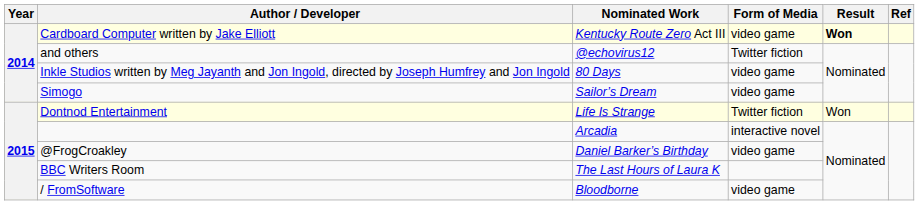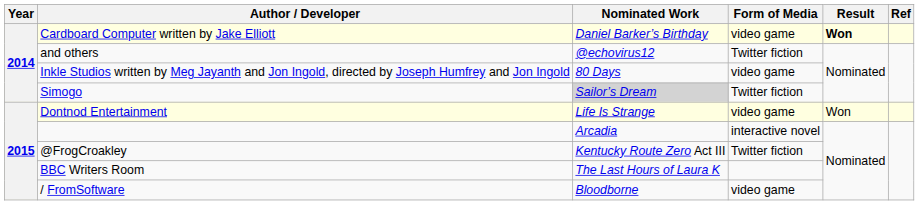(650, 33) Kentucky Route Zero Act III -> (642, 33) Daniel Barker’s Birthday
(616, 92) no background -> (616, 92) lightgrey background
(763, 92) video game -> (767, 92) Twitter fiction
(767, 111) Twitter fiction -> (763, 111) video game
(642, 151) Daniel Barker’s Birthday -> (650, 151) Kentucky Route Zero Act III
(763, 151) video game -> (767, 151) Twitter fiction
